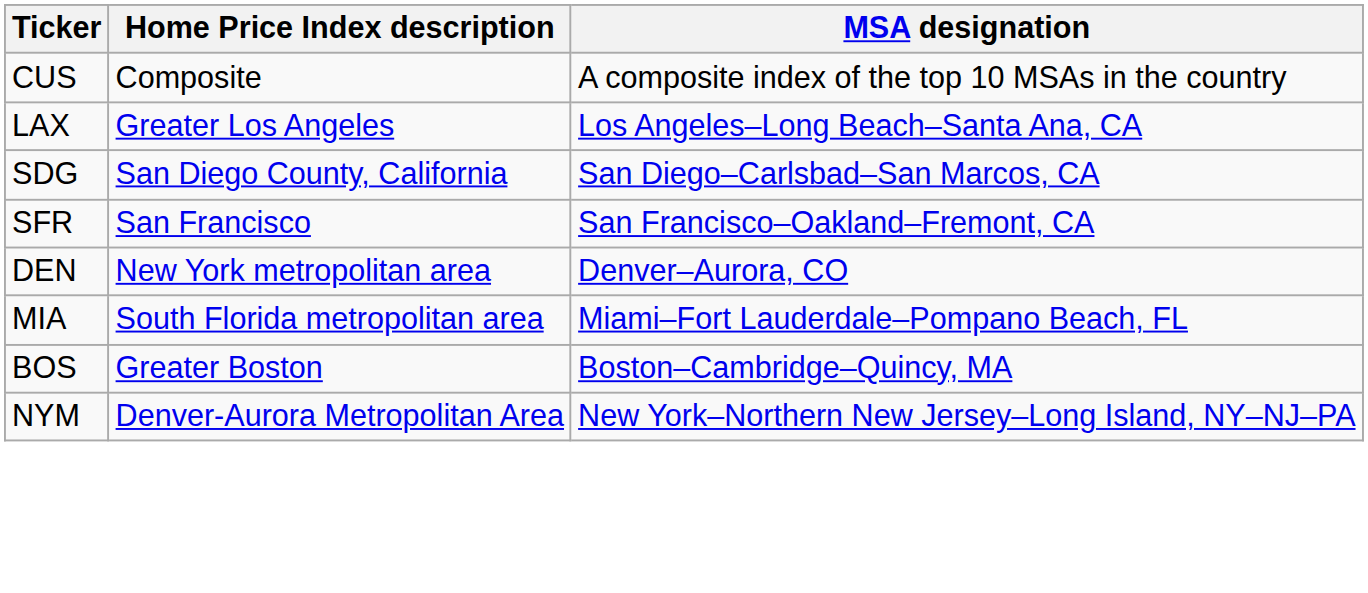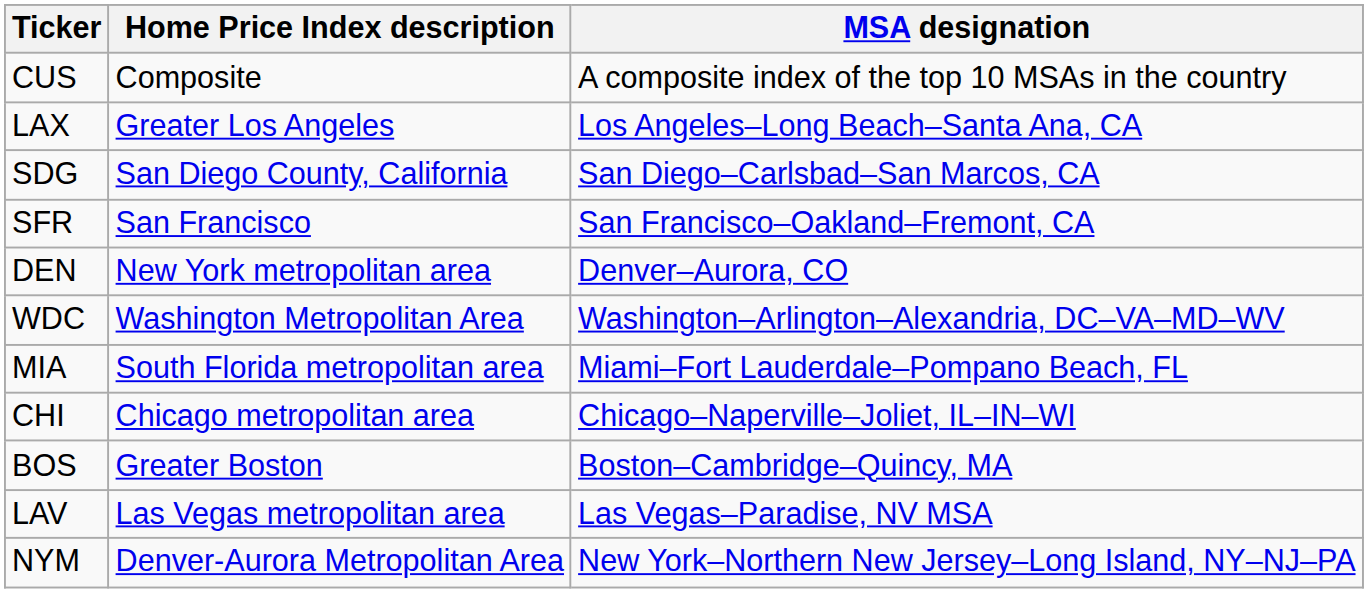+ row: (48, 319)
+ row: (38, 416)
+ row: (40, 513)
